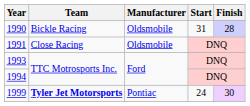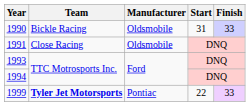(229, 29) 28 -> (229, 29) 33
(201, 93) 24 -> (201, 93) 22
(229, 93) 30 -> (229, 93) 33
